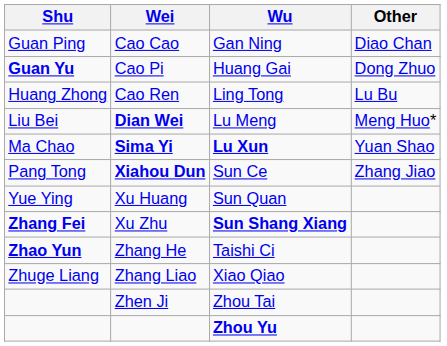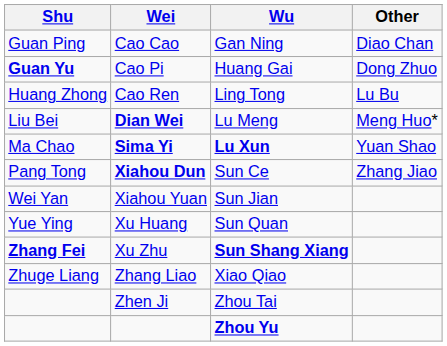+ row: (161, 198)
- row: (151, 250)
